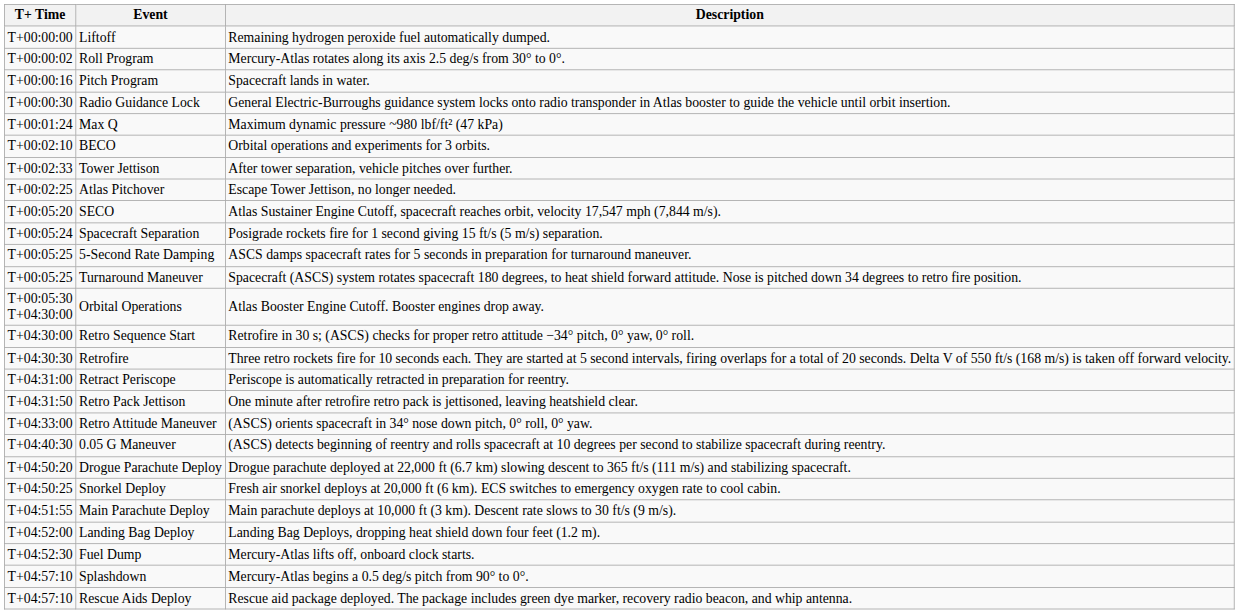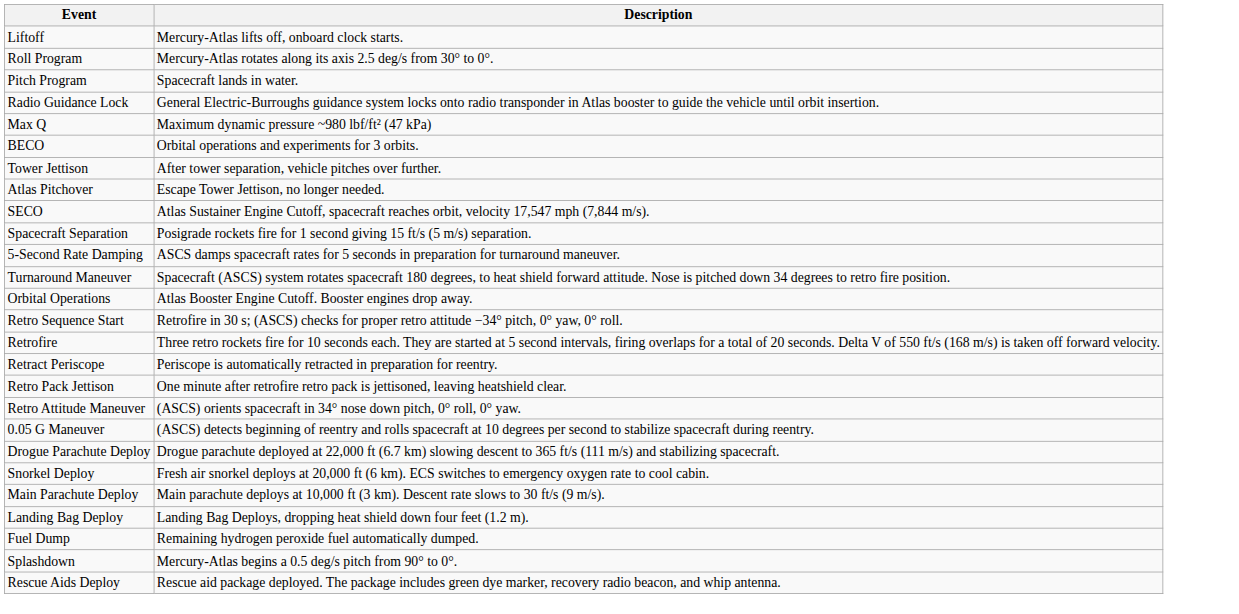- column: (40, 15)
(389, 37) Remaining hydrogen peroxide fuel automatically dumped. -> (280, 37) Mercury-Atlas lifts off, onboard clock starts.
(351, 554) Mercury-Atlas lifts off, onboard clock starts. -> (318, 539) Remaining hydrogen peroxide fuel automatically dumped.
